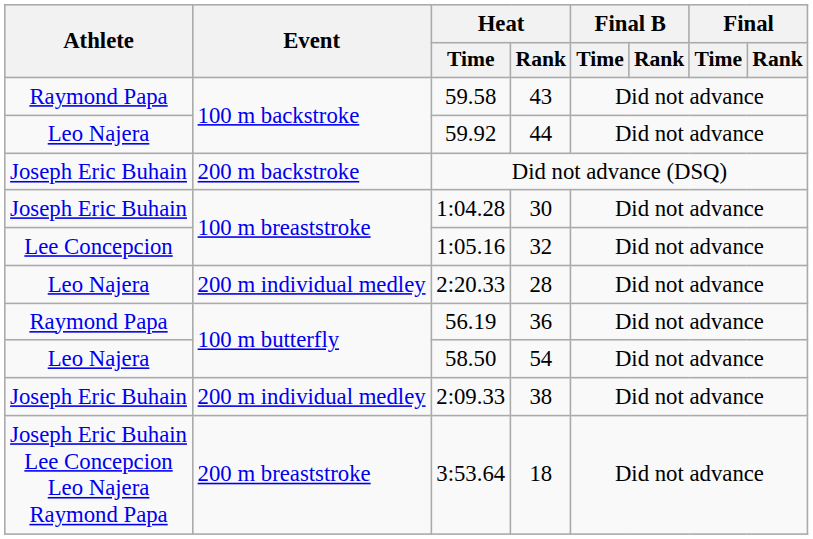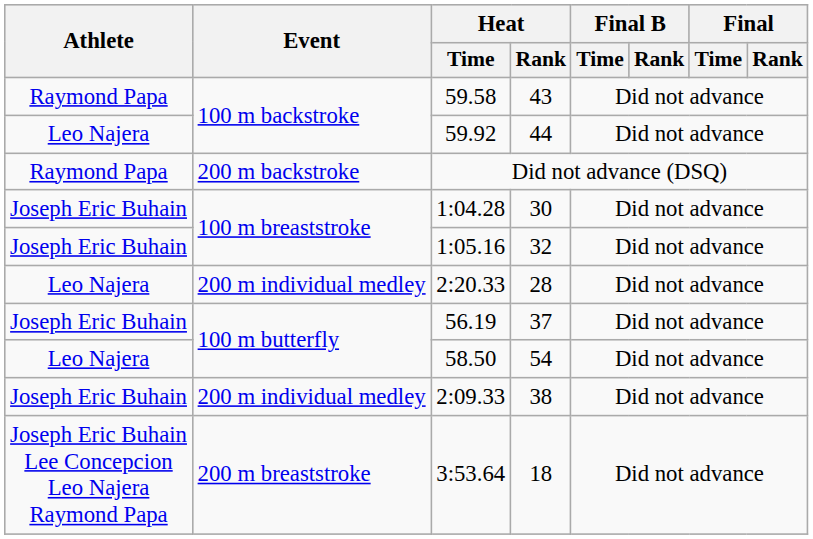(99, 171) Joseph Eric Buhain -> (99, 171) Raymond Papa
(99, 246) Lee Concepcion -> (99, 246) Joseph Eric Buhain
(99, 321) Raymond Papa -> (99, 321) Joseph Eric Buhain
(541, 321) 36 -> (541, 321) 37
